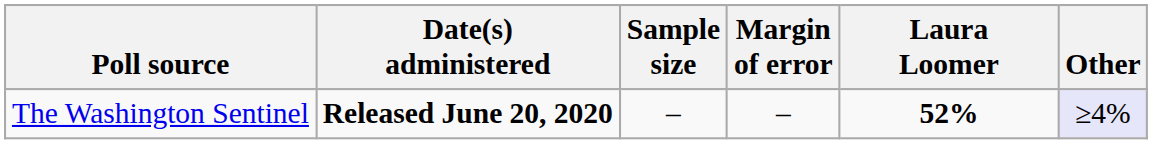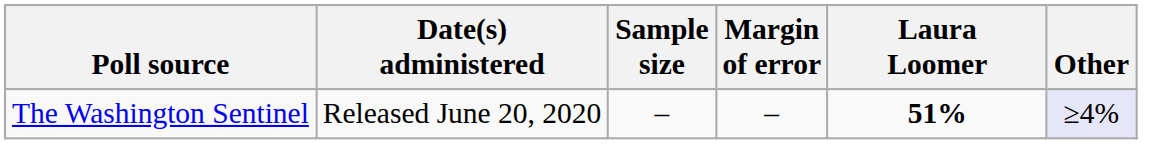(468, 112) bold -> (462, 112) normal
(949, 112) 52% -> (937, 112) 51%
